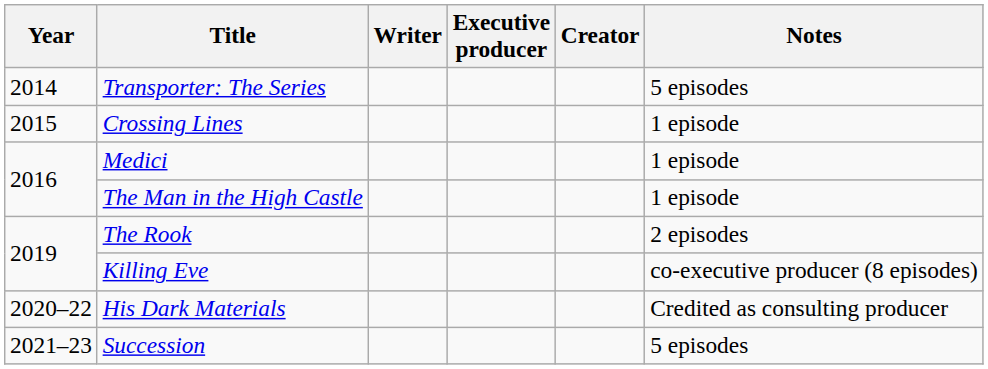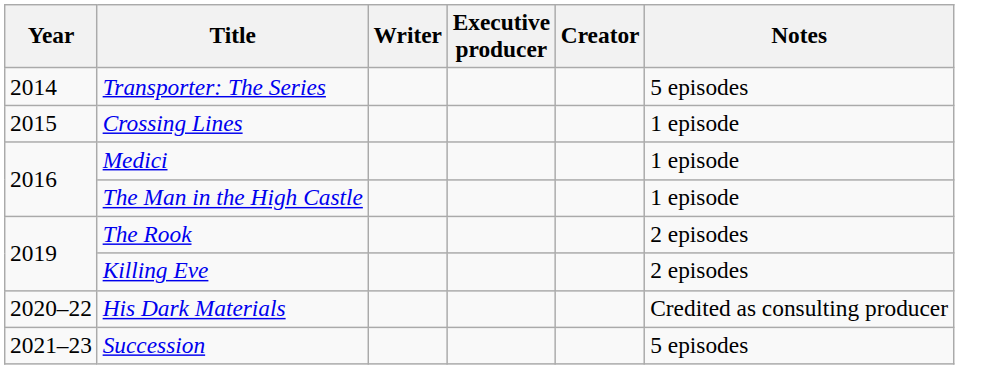(814, 271) co-executive producer (8 episodes) -> (699, 271) 2 episodes
